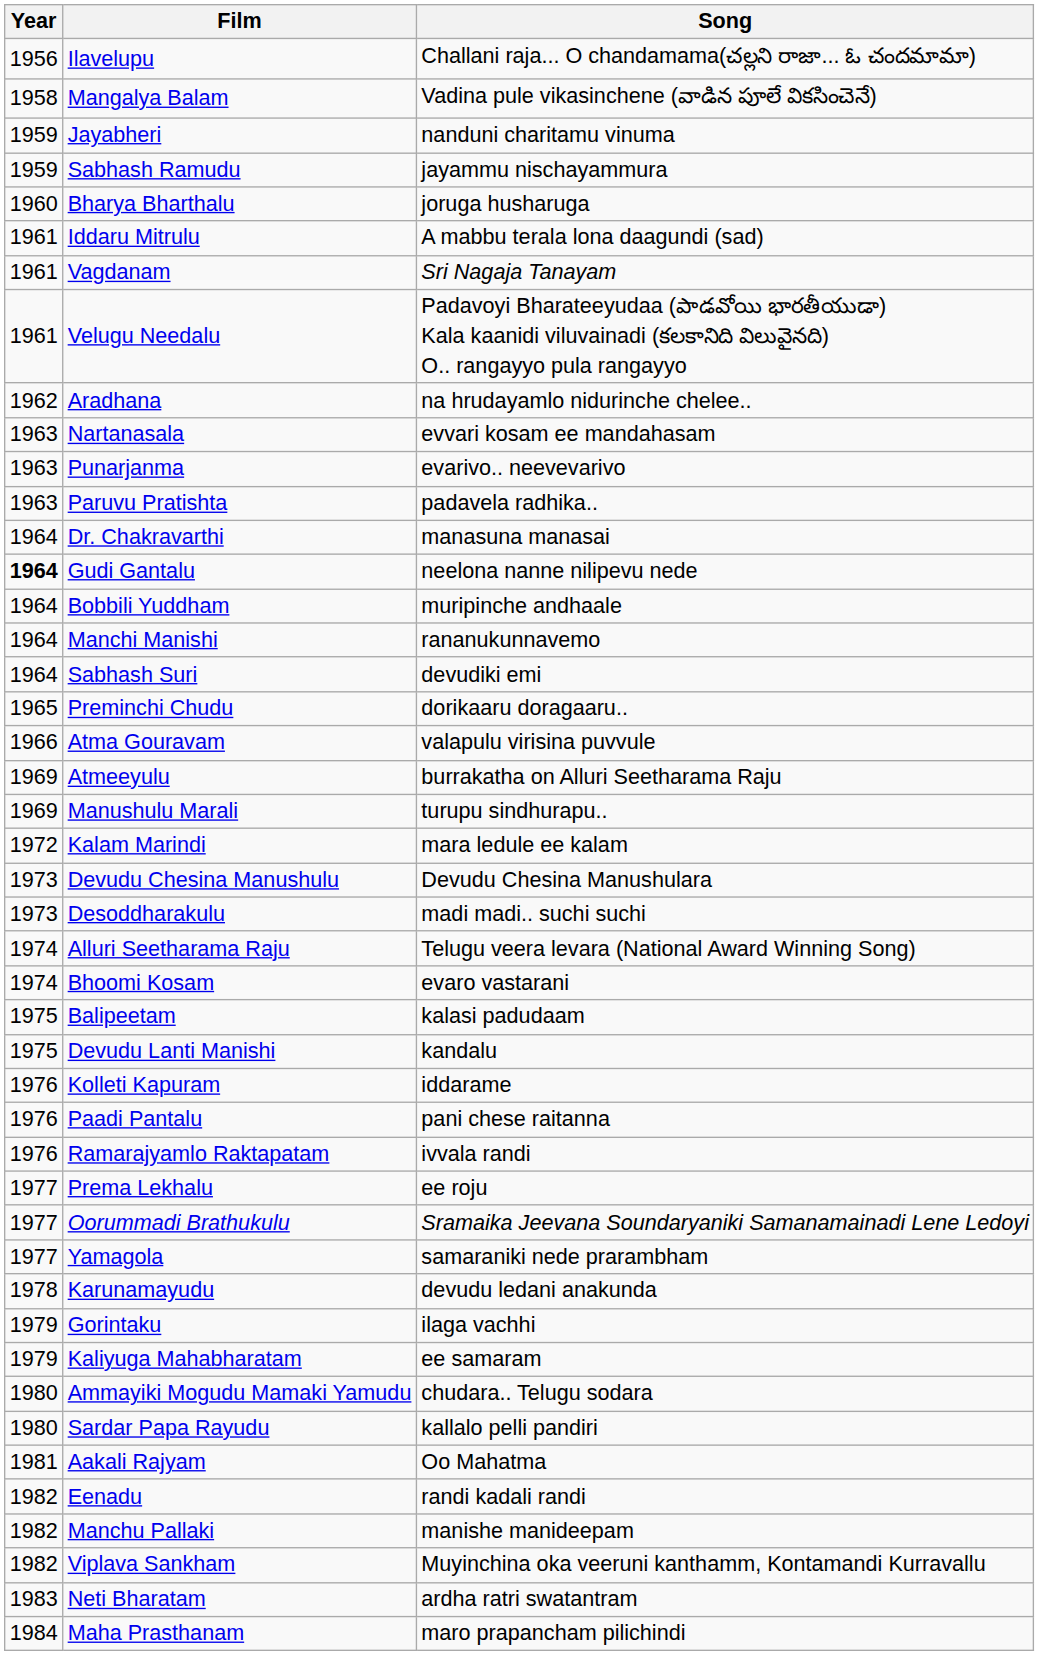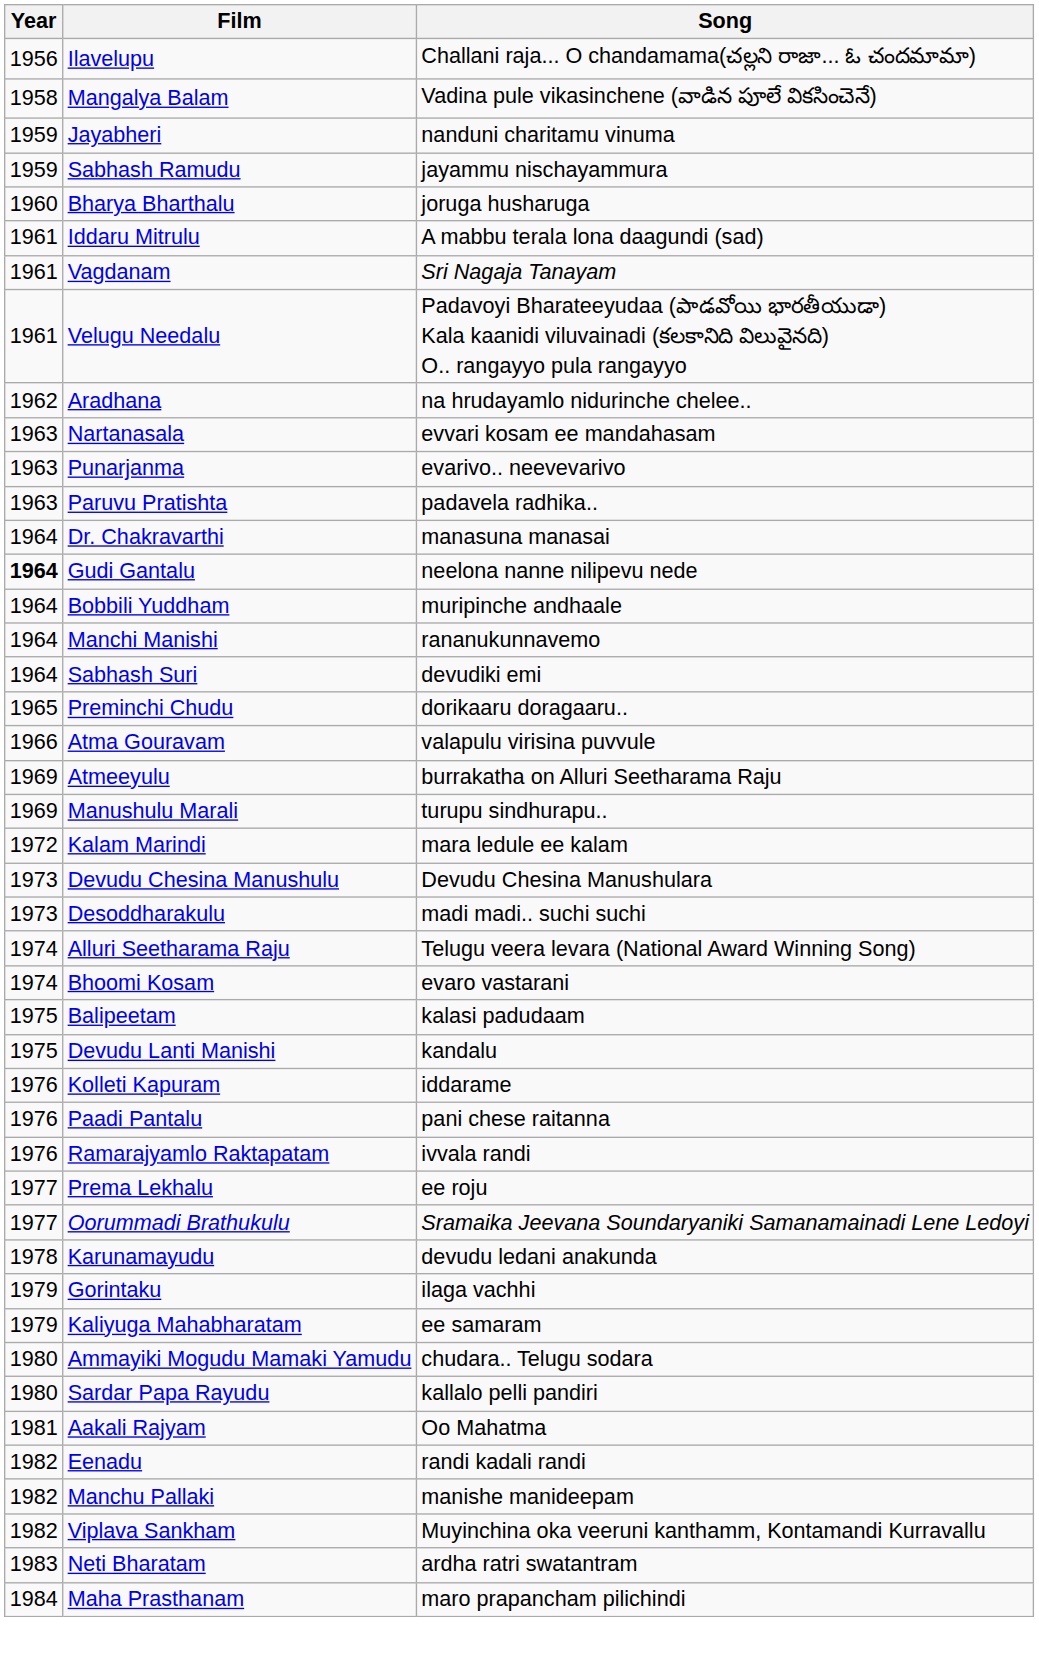- row: (115, 1256)
